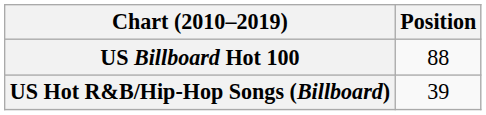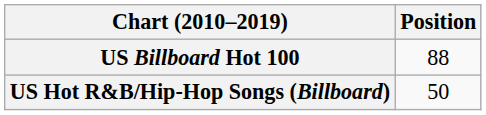(438, 92) 39 -> (438, 92) 50
